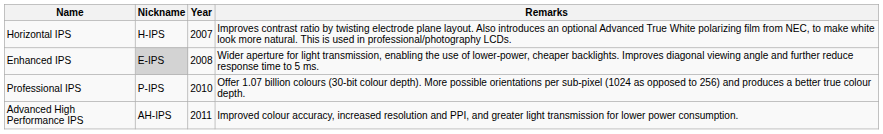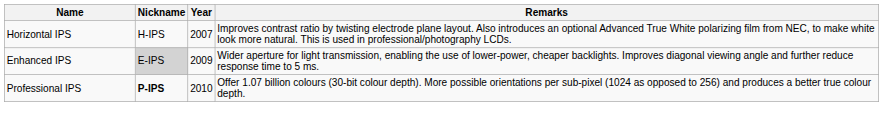(201, 61) 2008 -> (201, 61) 2009
(151, 88) normal -> (151, 88) bold
- row: (45, 116)
